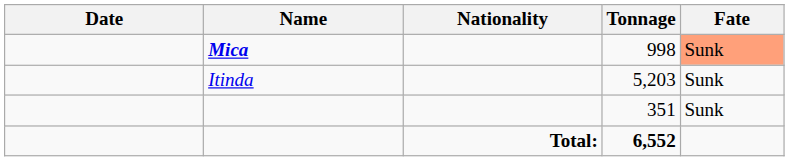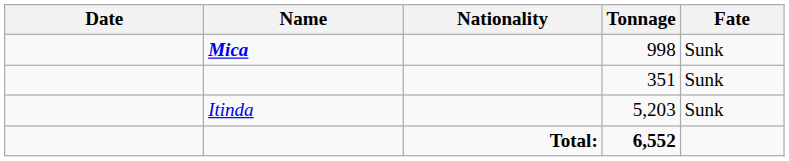(704, 49) lightsalmon background -> (704, 49) no background
rows swapped: (654, 79) <-> (661, 110)
